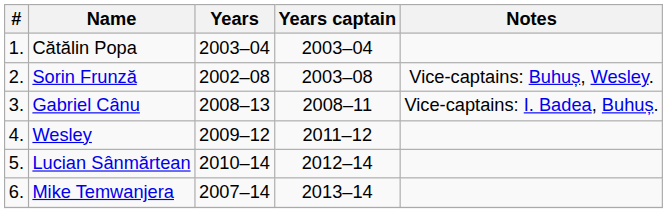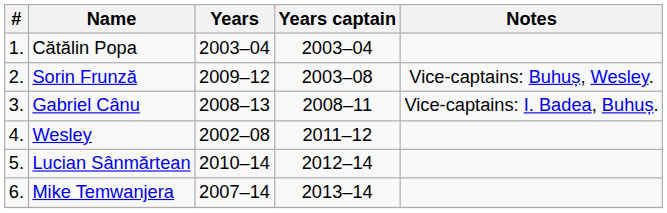(235, 76) 2002–08 -> (235, 76) 2009–12
(235, 134) 2009–12 -> (235, 134) 2002–08
